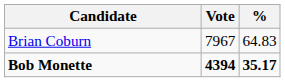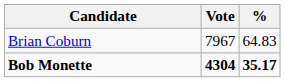(220, 64) 4394 -> (220, 64) 4304
